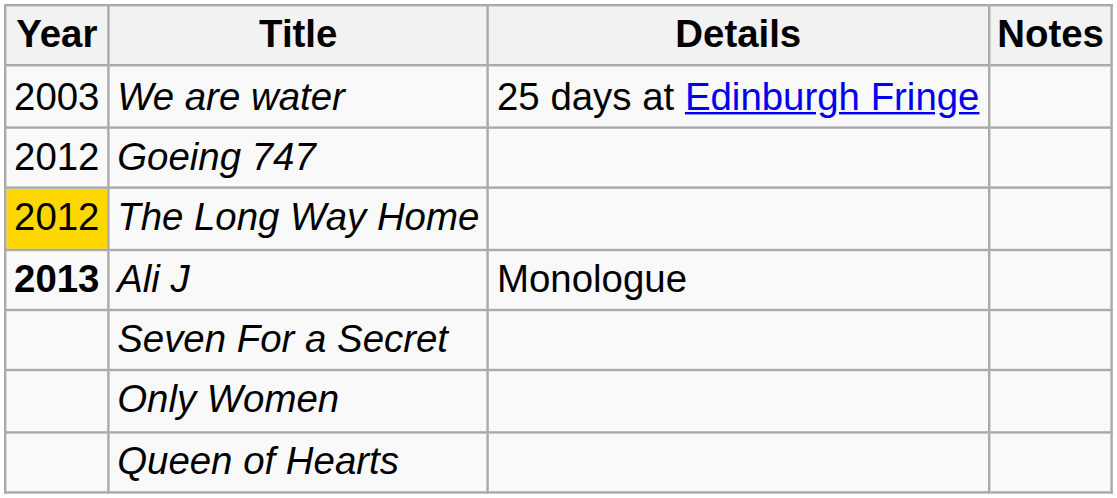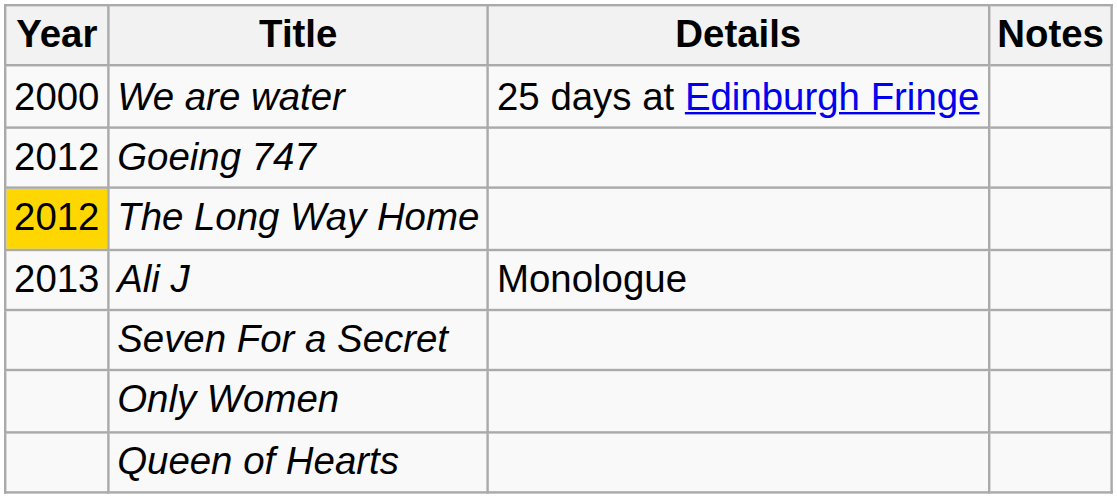(57, 95) 2003 -> (57, 95) 2000
(57, 278) bold -> (57, 278) normal
